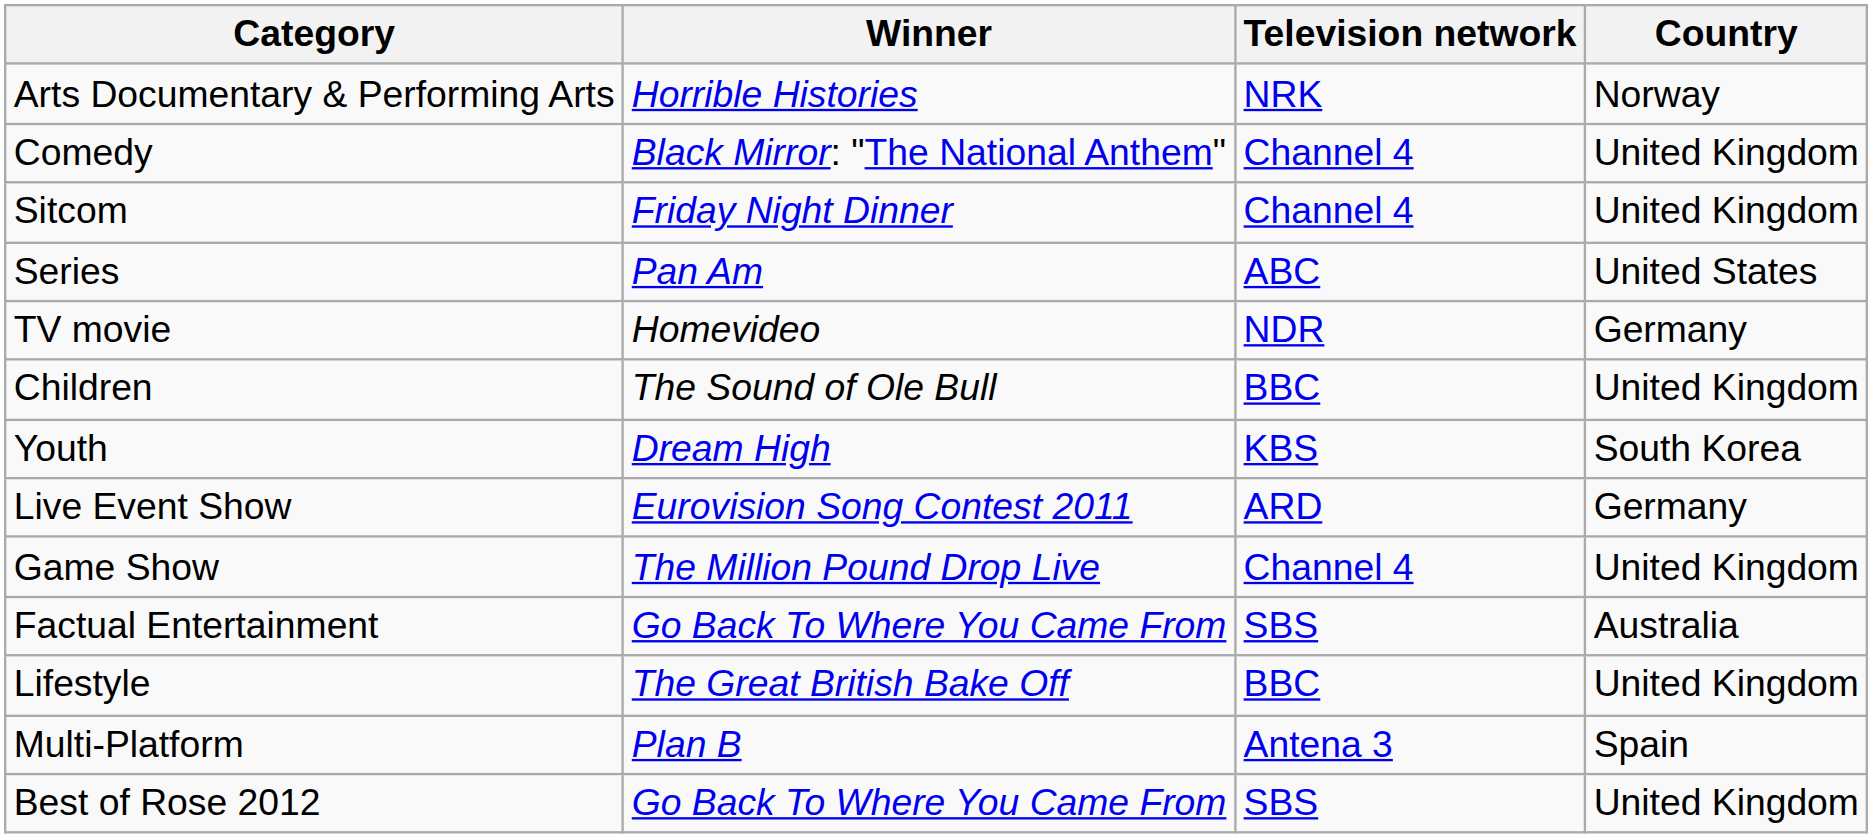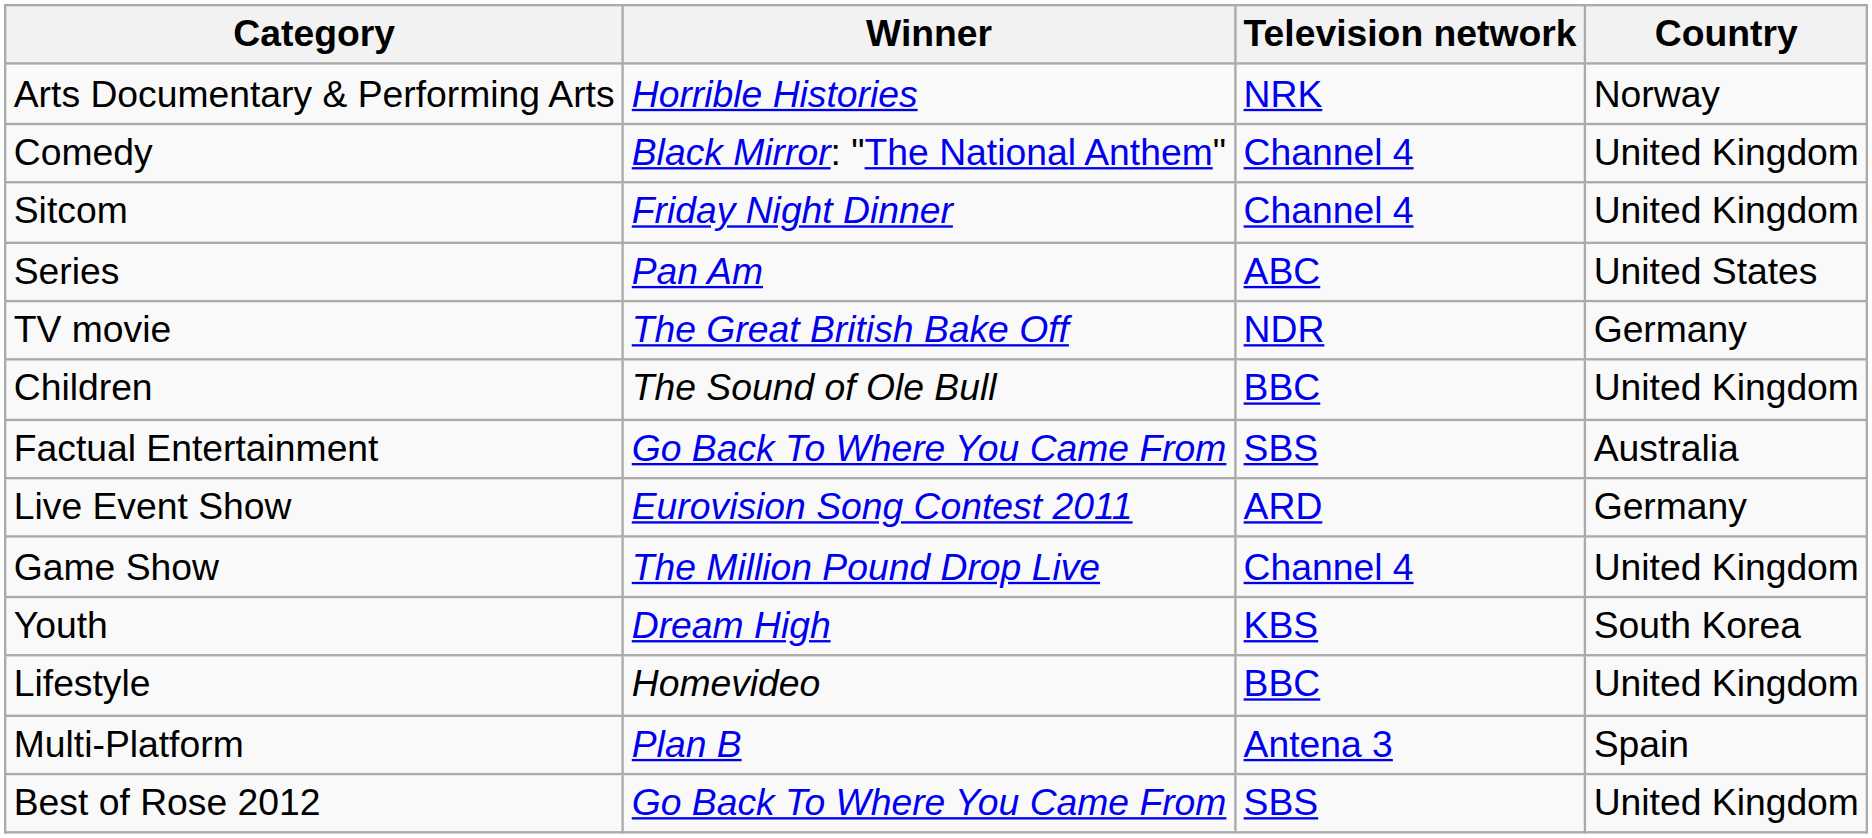(726, 329) Homevideo -> (850, 329) The Great British Bake Off
rows swapped: (61, 447) <-> (196, 625)
(850, 684) The Great British Bake Off -> (726, 684) Homevideo
